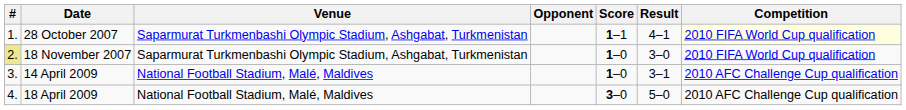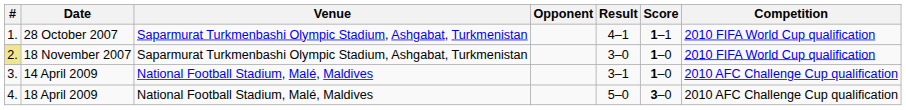columns swapped: (617, 14) <-> (659, 14)
(780, 34) lightyellow background -> (780, 34) no background
